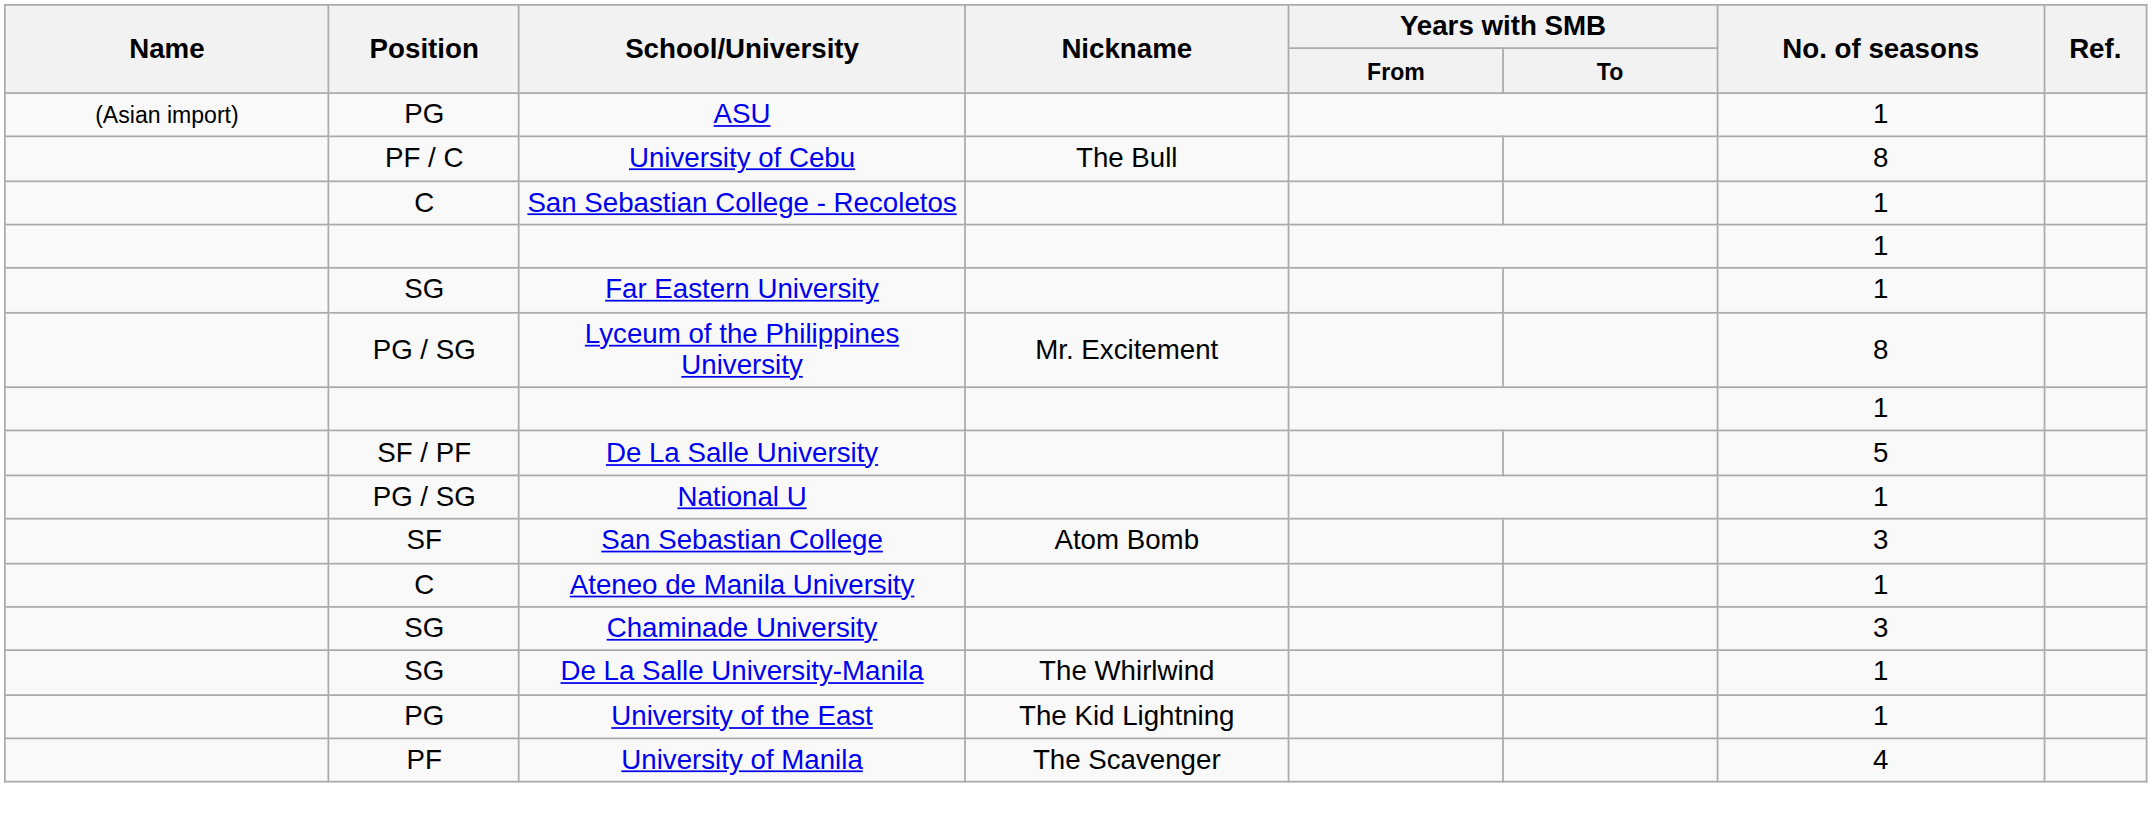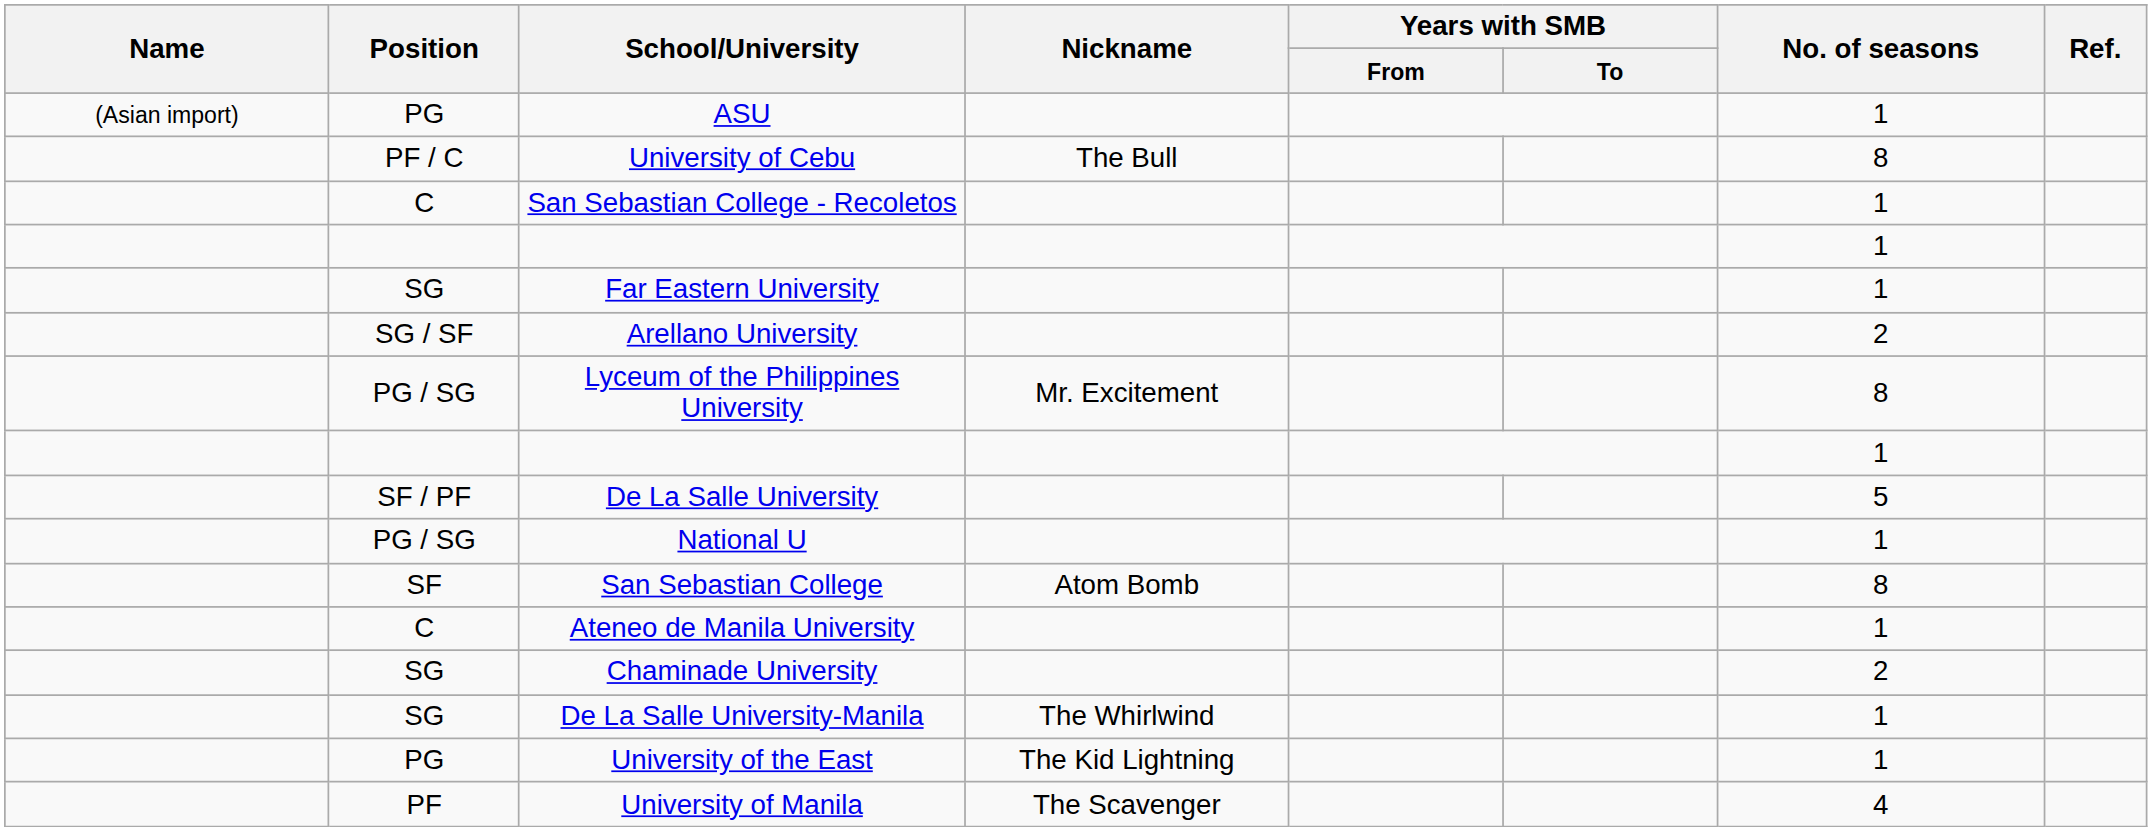+ row: (424, 333)
(1881, 540) 3 -> (1881, 584) 8
(1881, 628) 3 -> (1881, 672) 2
